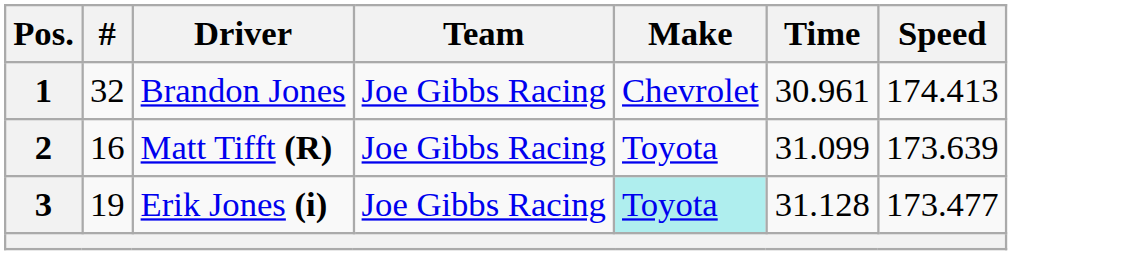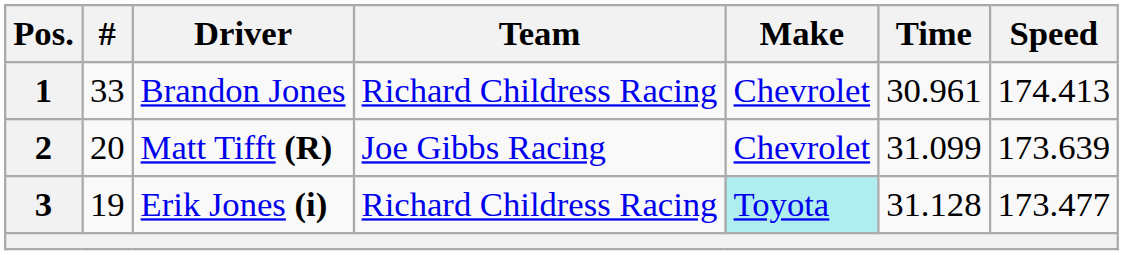(107, 90) 32 -> (107, 90) 33
(484, 90) Joe Gibbs Racing -> (540, 90) Richard Childress Racing
(107, 147) 16 -> (107, 147) 20
(670, 147) Toyota -> (802, 147) Chevrolet
(484, 204) Joe Gibbs Racing -> (540, 204) Richard Childress Racing
